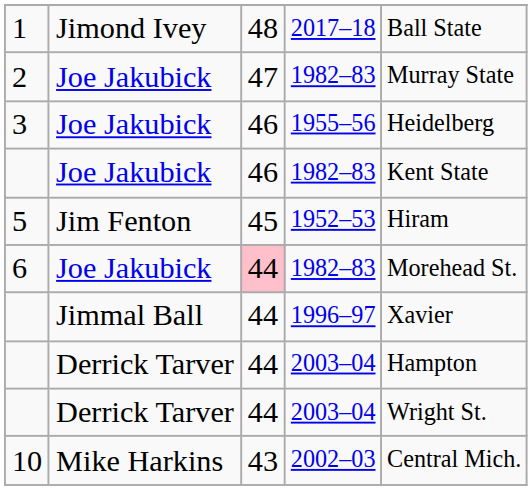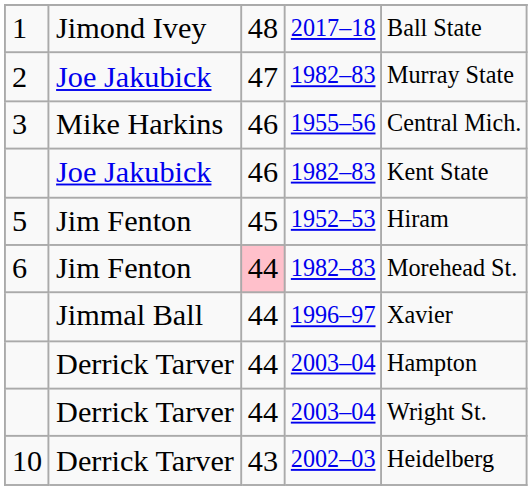(134, 124) Joe Jakubick -> (140, 124) Mike Harkins
(441, 124) Heidelberg -> (454, 124) Central Mich.
(134, 268) Joe Jakubick -> (124, 268) Jim Fenton
(140, 460) Mike Harkins -> (145, 460) Derrick Tarver
(454, 460) Central Mich. -> (441, 460) Heidelberg
